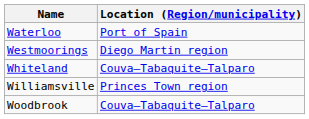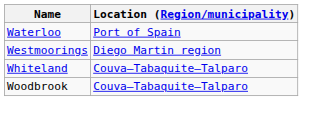- row: (51, 86)
